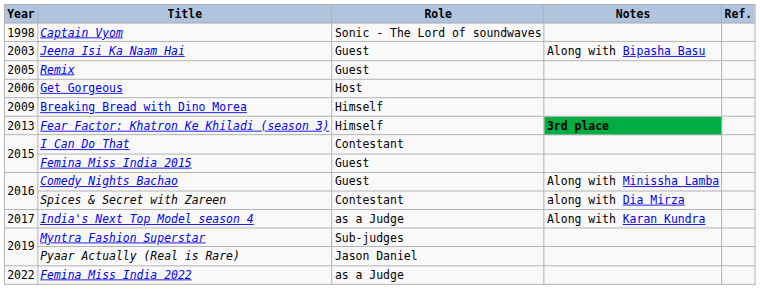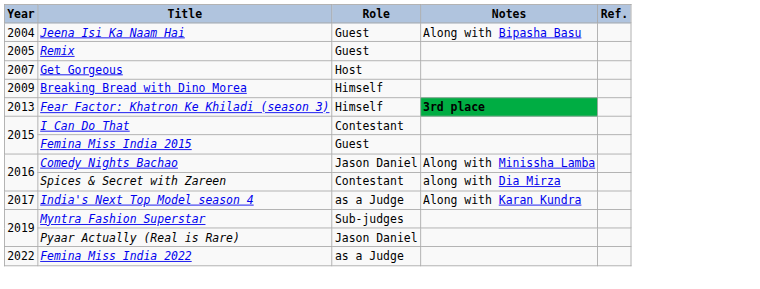- row: (81, 32)
(21, 51) 2003 -> (21, 32) 2004
(21, 88) 2006 -> (21, 70) 2007
(352, 182) Guest -> (376, 163) Jason Daniel
